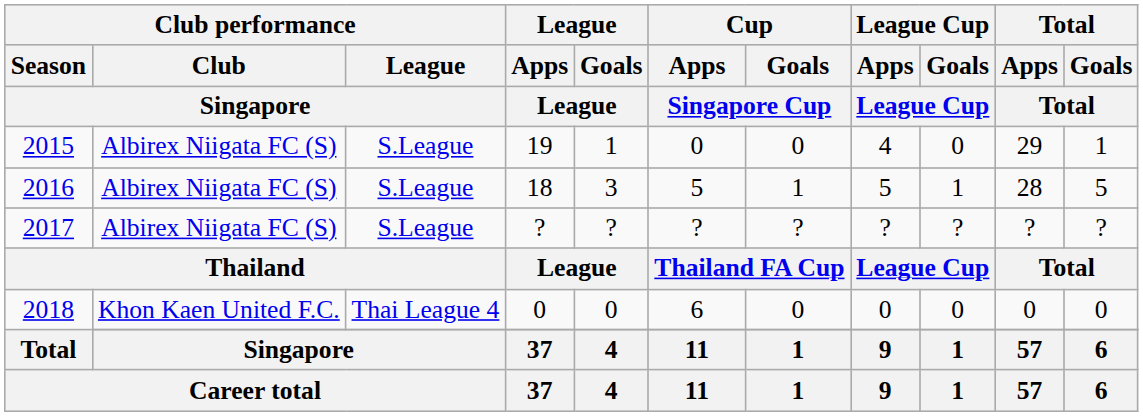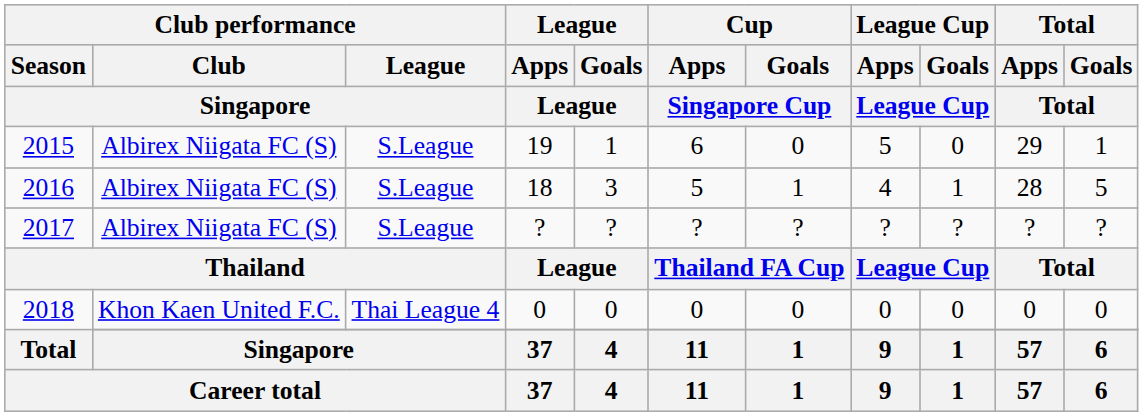(697, 146) 0 -> (697, 146) 6
(885, 146) 4 -> (885, 146) 5
(885, 187) 5 -> (885, 187) 4
(697, 308) 6 -> (697, 308) 0
